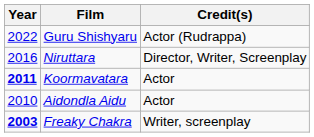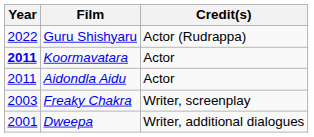- row: (69, 57)
(22, 100) 2010 -> (22, 79) 2011
(22, 121) bold -> (22, 100) normal
+ row: (68, 121)
